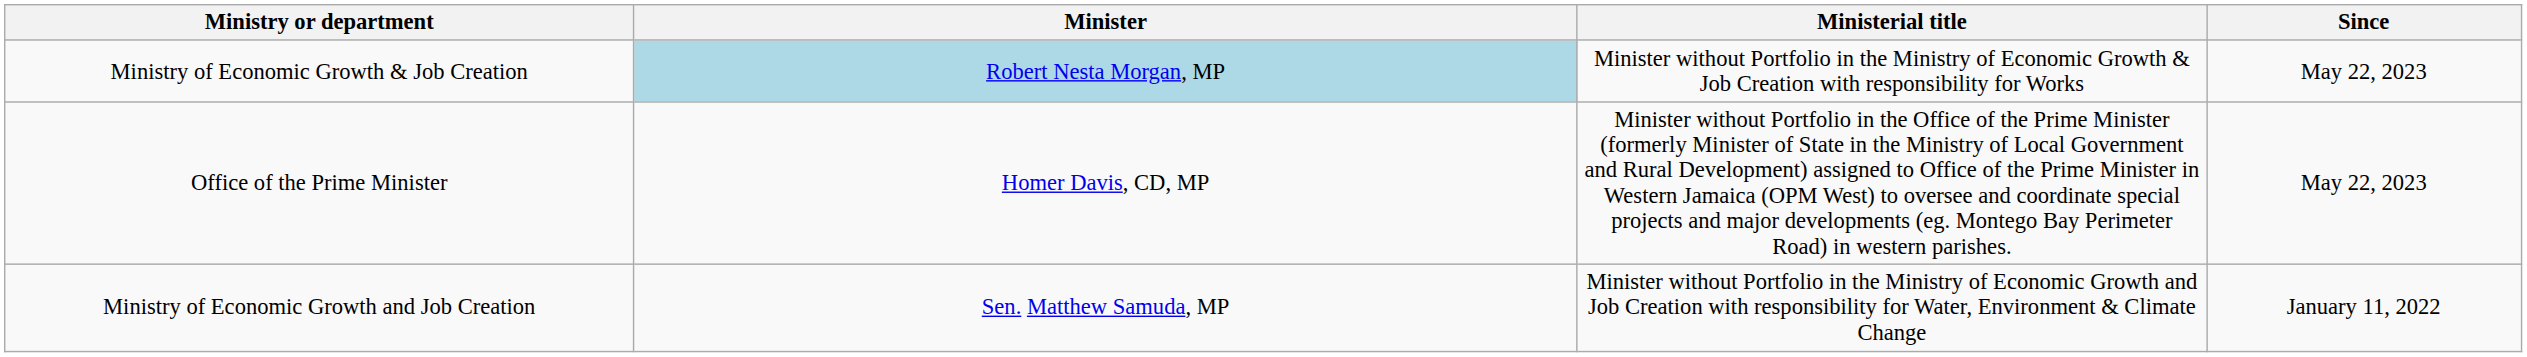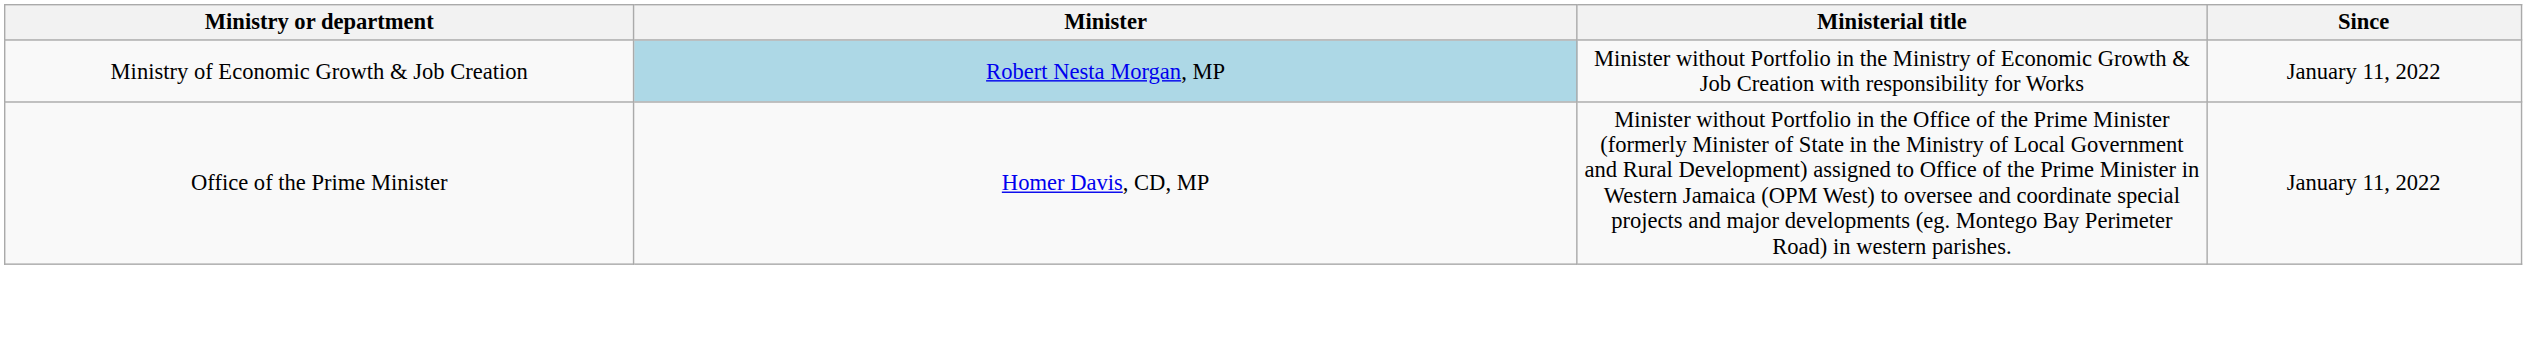(2364, 70) May 22, 2023 -> (2364, 70) January 11, 2022
(2364, 182) May 22, 2023 -> (2364, 182) January 11, 2022
- row: (319, 307)
